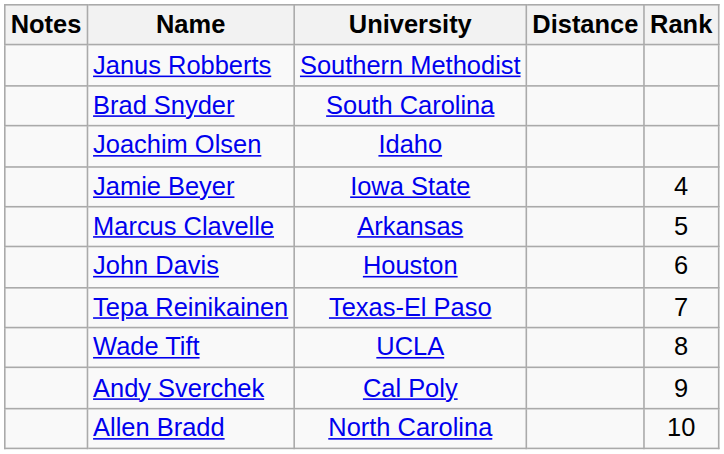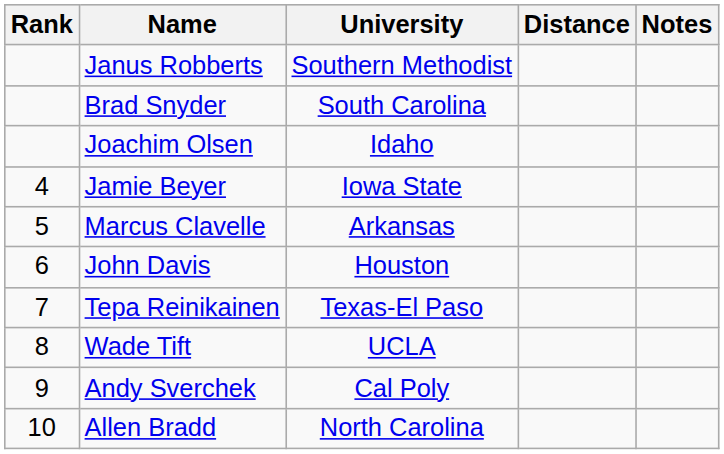columns swapped: (681, 24) <-> (46, 24)
